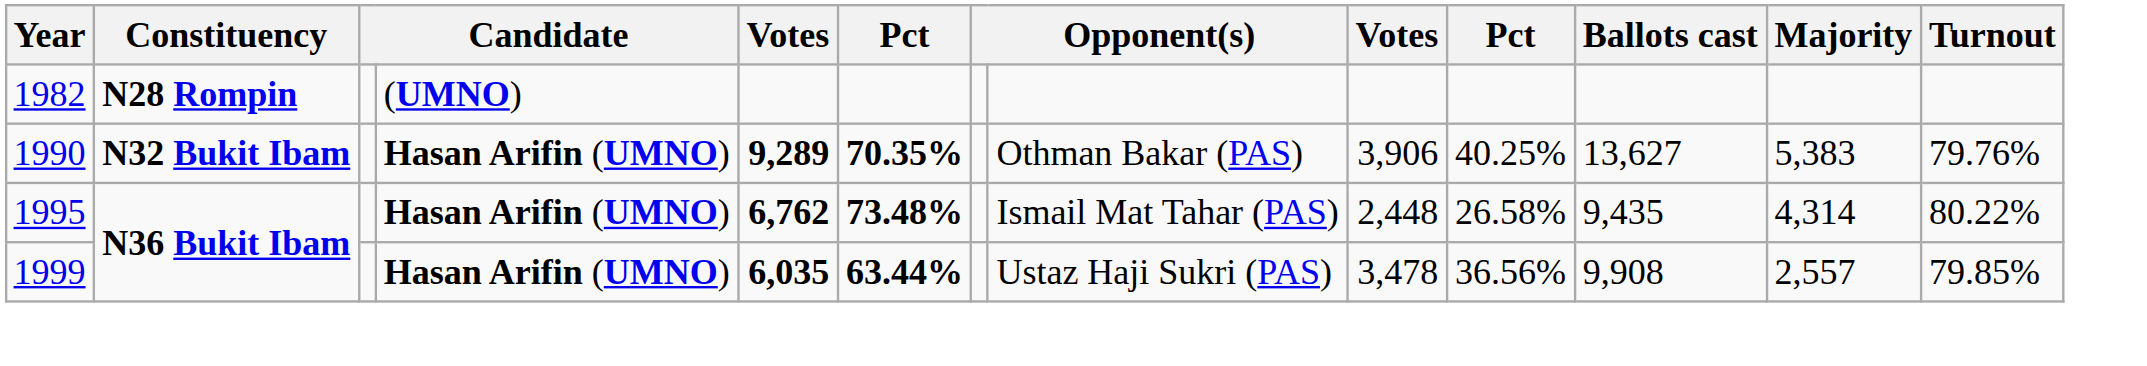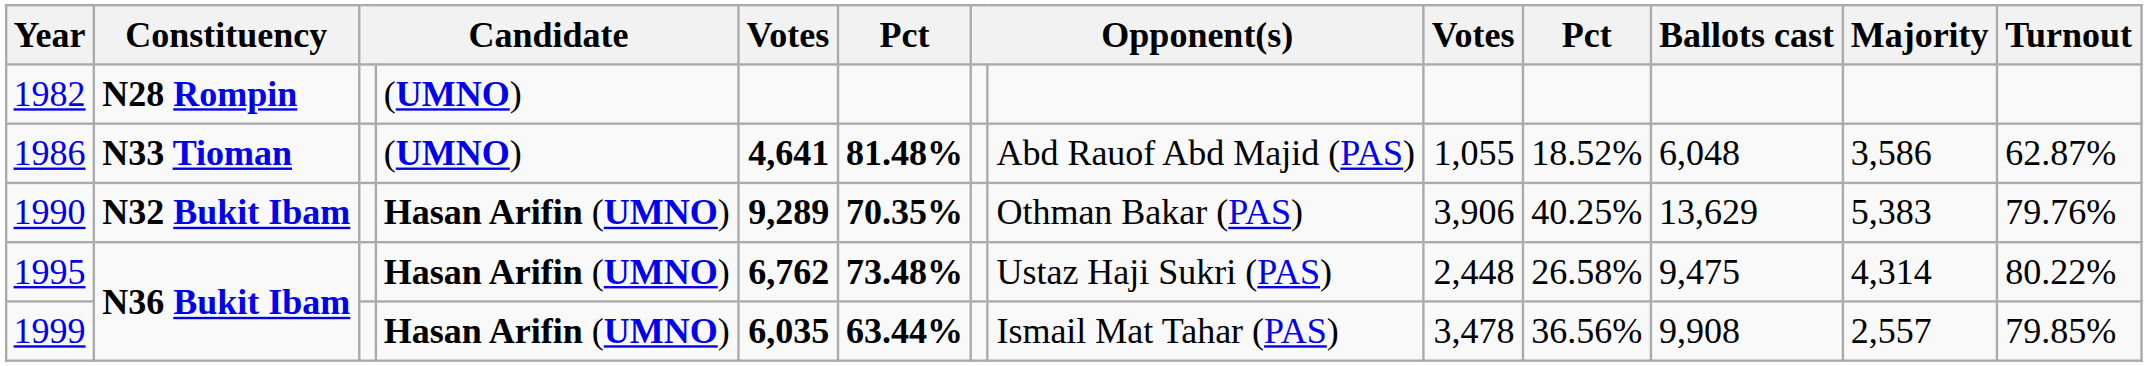+ row: (50, 152)
(1632, 152) 13,627 -> (1708, 212) 13,629
(1168, 212) Ismail Mat Tahar (PAS) -> (1164, 271) Ustaz Haji Sukri (PAS)
(1623, 212) 9,435 -> (1699, 271) 9,475
(1164, 271) Ustaz Haji Sukri (PAS) -> (1168, 331) Ismail Mat Tahar (PAS)
